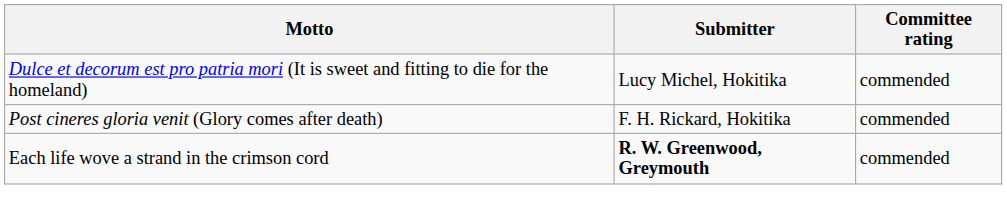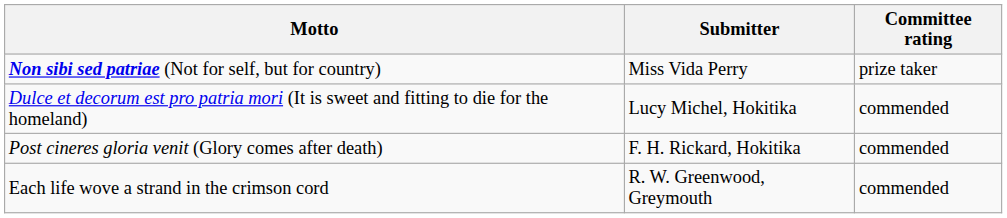+ row: (195, 68)
(690, 158) bold -> (697, 187) normal
